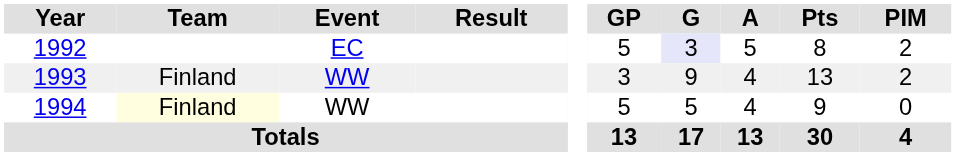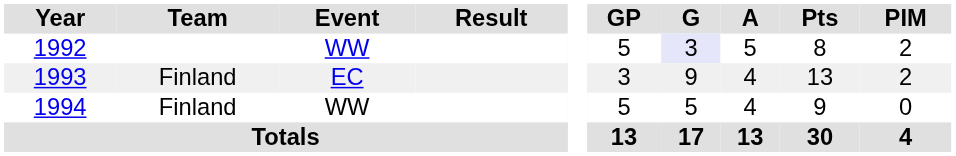(347, 48) EC -> (347, 48) WW
(347, 77) WW -> (347, 77) EC
(198, 107) lightyellow background -> (198, 107) no background
